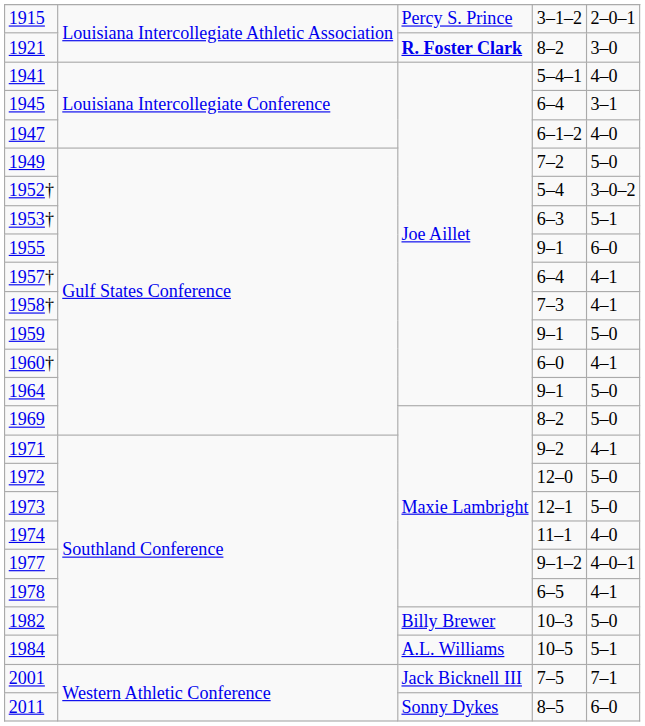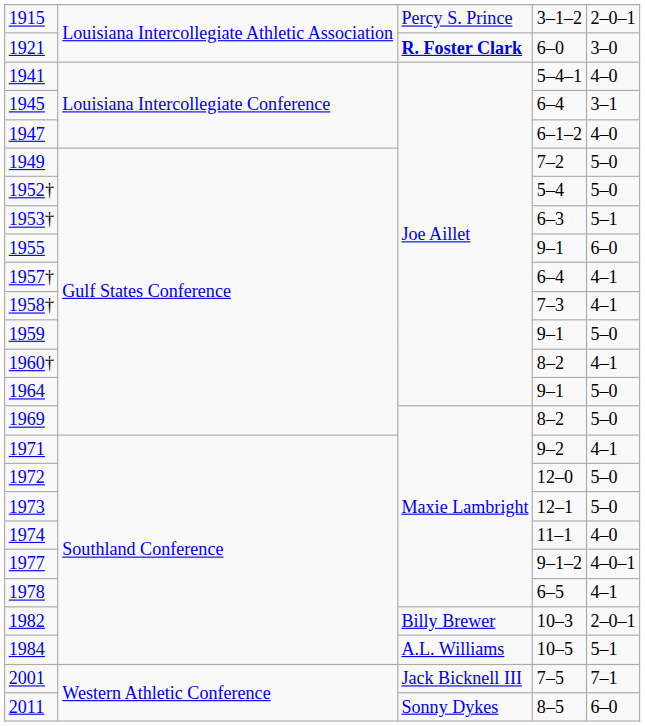(550, 47) 8–2 -> (550, 47) 6–0
(613, 190) 3–0–2 -> (604, 190) 5–0
(550, 362) 6–0 -> (550, 362) 8–2
(604, 620) 5–0 -> (613, 620) 2–0–1
